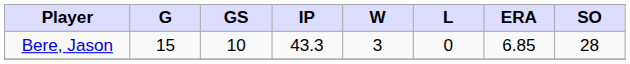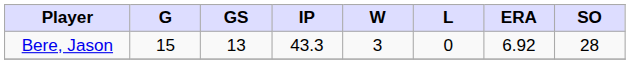(236, 45) 10 -> (236, 45) 13
(519, 45) 6.85 -> (519, 45) 6.92
